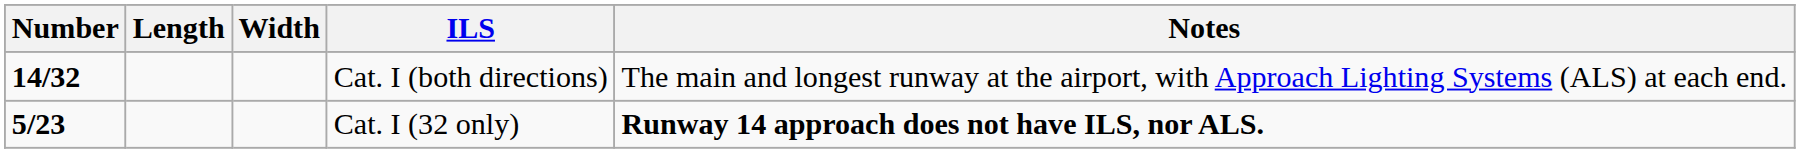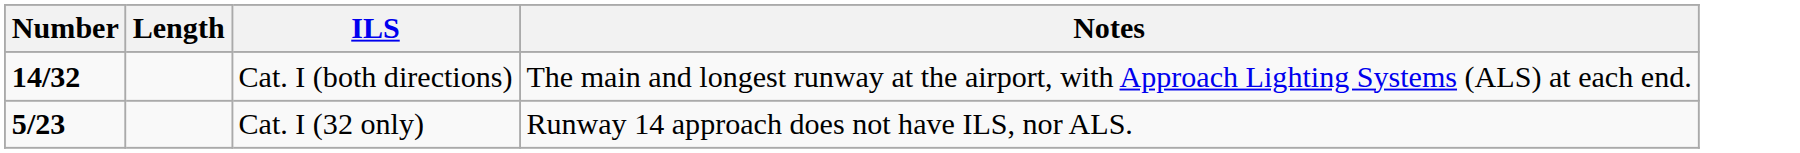- column: (279, 28)
(943, 123) bold -> (830, 123) normal
